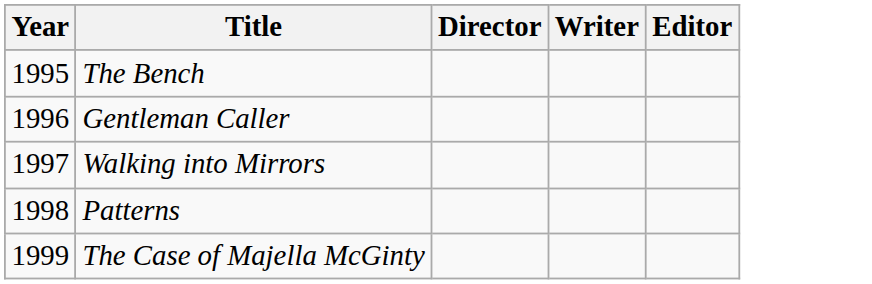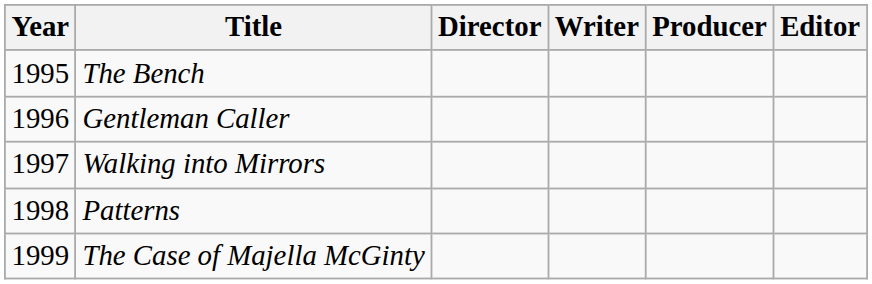+ column: (710, 27)
